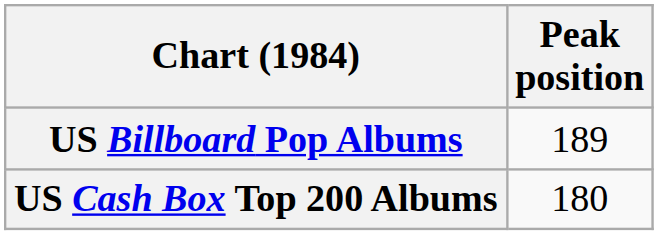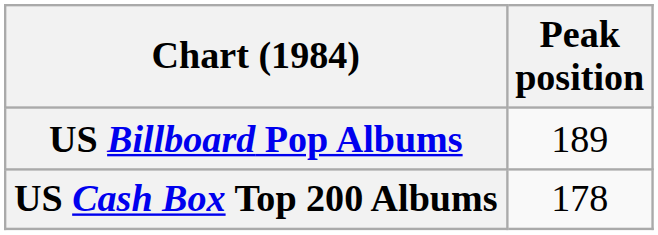(580, 198) 180 -> (580, 198) 178
